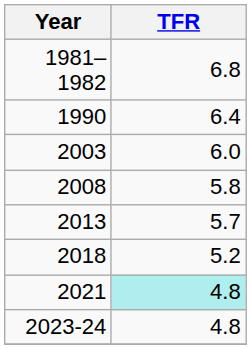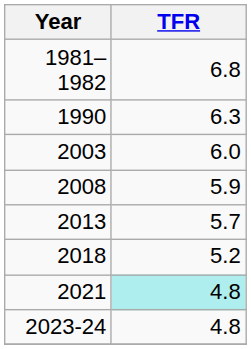(225, 116) 6.4 -> (225, 116) 6.3
(225, 186) 5.8 -> (225, 186) 5.9
